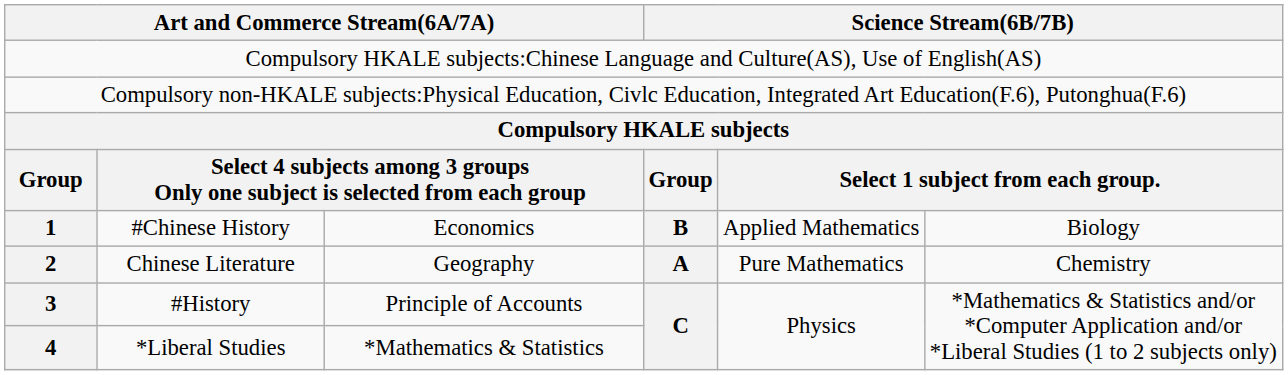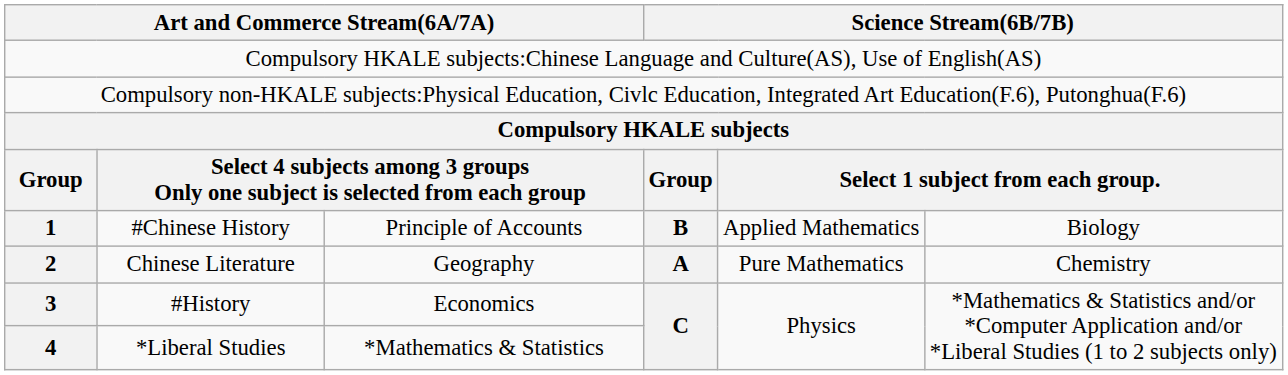(484, 228) Economics -> (484, 228) Principle of Accounts
(484, 304) Principle of Accounts -> (484, 304) Economics
